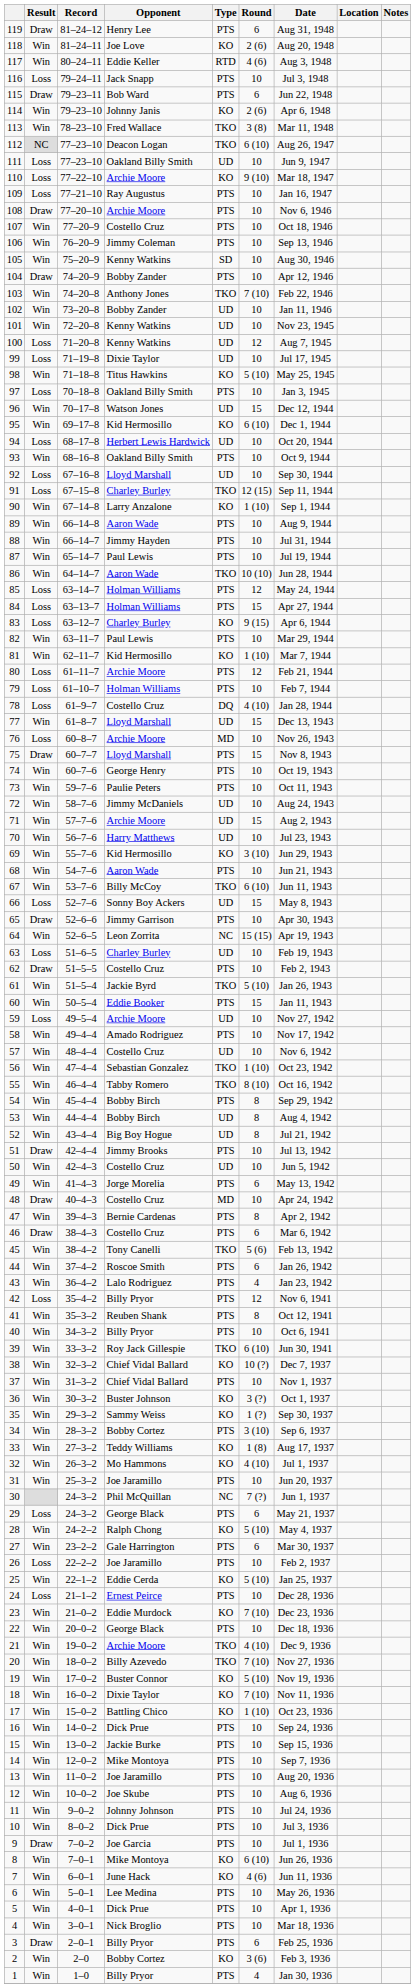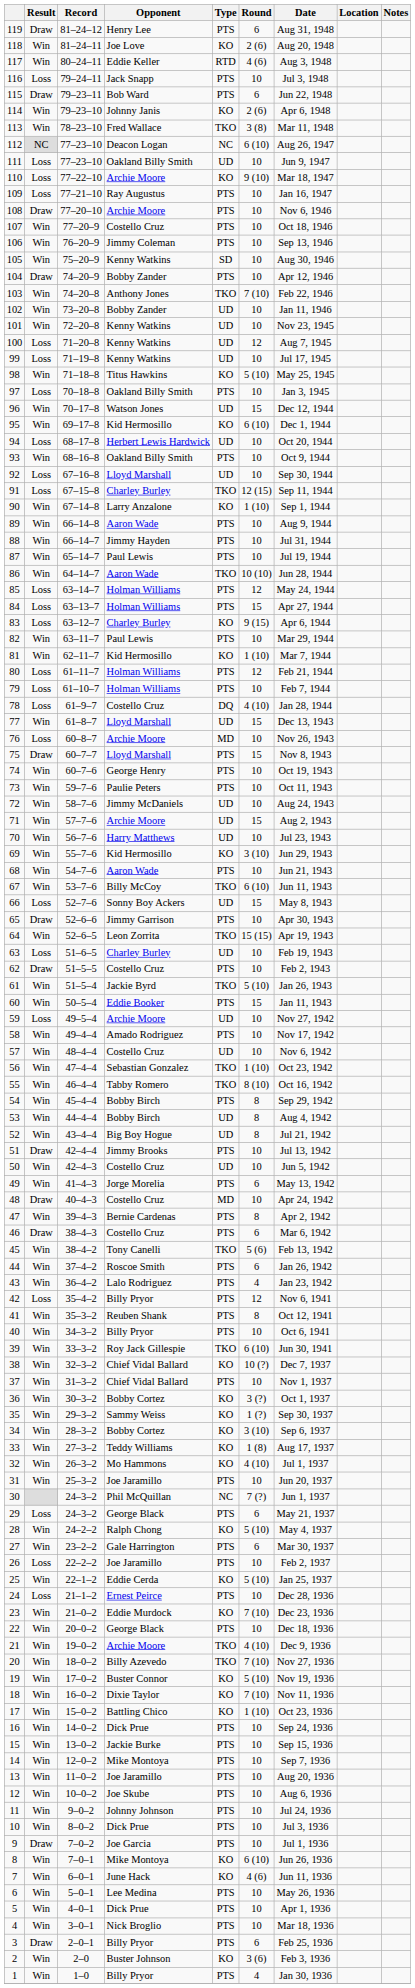(226, 144) TKO -> (226, 144) NC
(133, 359) Dixie Taylor -> (139, 359) Kenny Watkins
(136, 672) Archie Moore -> (143, 672) Holman Williams
(226, 936) NC -> (226, 936) TKO
(139, 1398) Buster Johnson -> (136, 1398) Bobby Cortez
(226, 1431) PTS -> (226, 1431) KO
(136, 1959) Bobby Cortez -> (139, 1959) Buster Johnson
